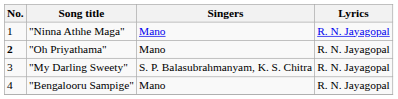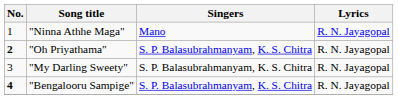(152, 49) Mano -> (226, 49) S. P. Balasubrahmanyam, K. S. Chitra
(10, 85) normal -> (10, 85) bold
(152, 85) Mano -> (226, 85) S. P. Balasubrahmanyam, K. S. Chitra
